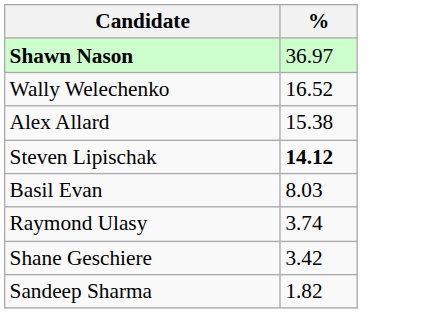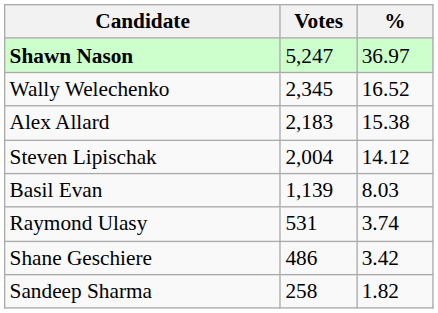+ column: (319, 21)
(309, 156) bold -> (386, 156) normal
